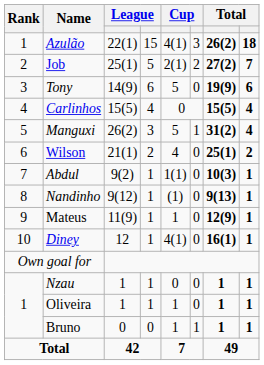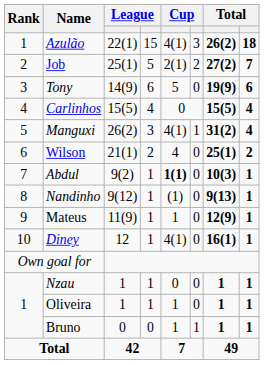(175, 130) 5 -> (175, 130) 4(1)
(175, 174) normal -> (175, 174) bold
